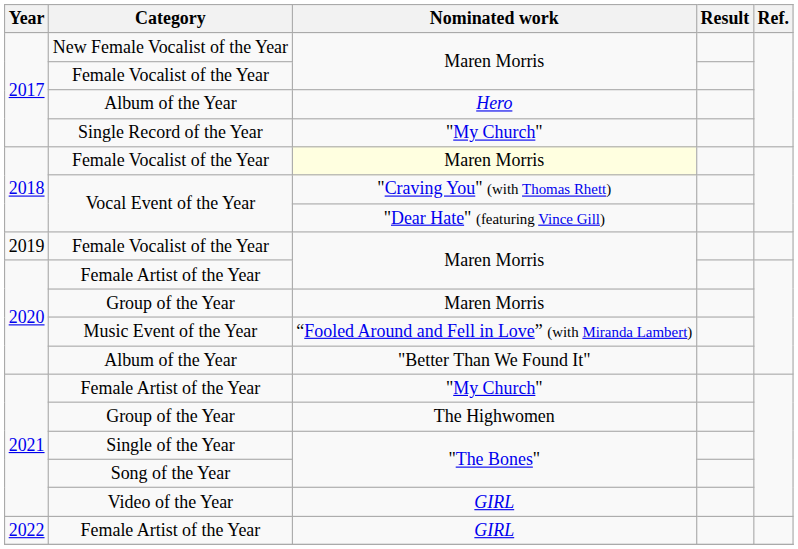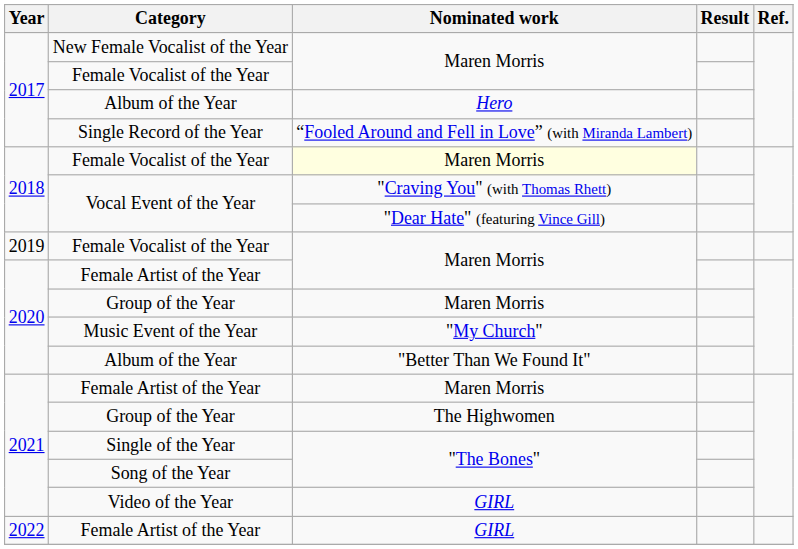(494, 132) "My Church" -> (494, 132) “Fooled Around and Fell in Love” (with Miranda Lambert)
(494, 331) “Fooled Around and Fell in Love” (with Miranda Lambert) -> (494, 331) "My Church"
(494, 388) "My Church" -> (494, 388) Maren Morris
